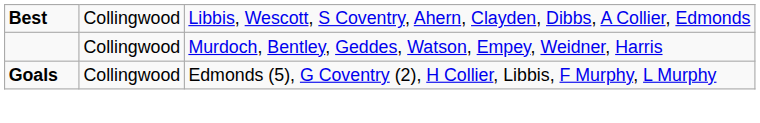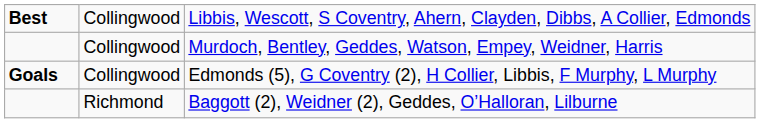+ row: (403, 103)
